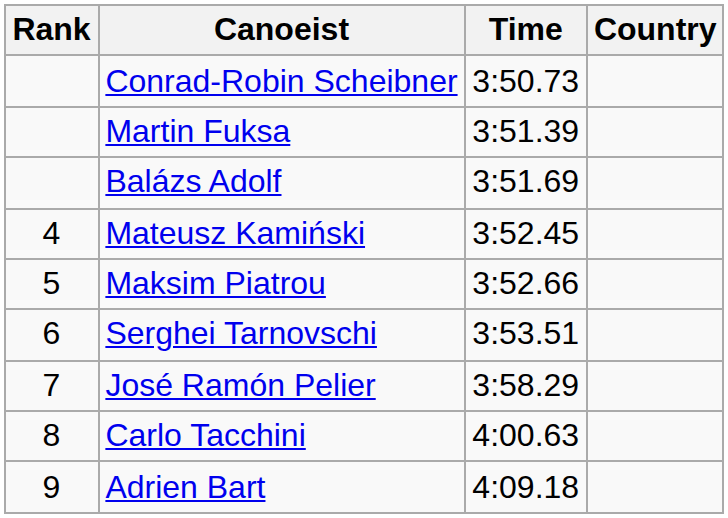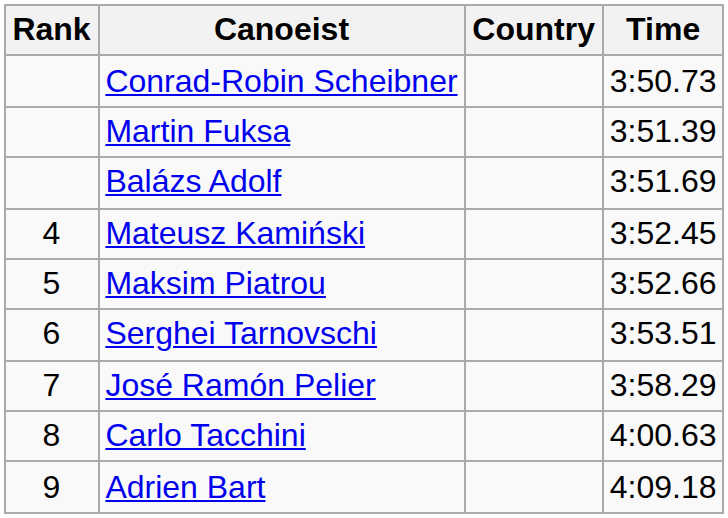columns swapped: (655, 29) <-> (526, 29)
